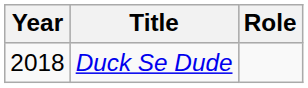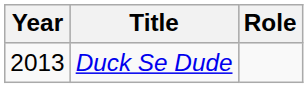(37, 62) 2018 -> (37, 62) 2013
